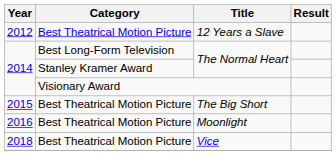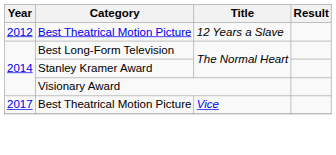- row: (115, 104)
- row: (115, 123)
(20, 141) 2018 -> (20, 104) 2017
